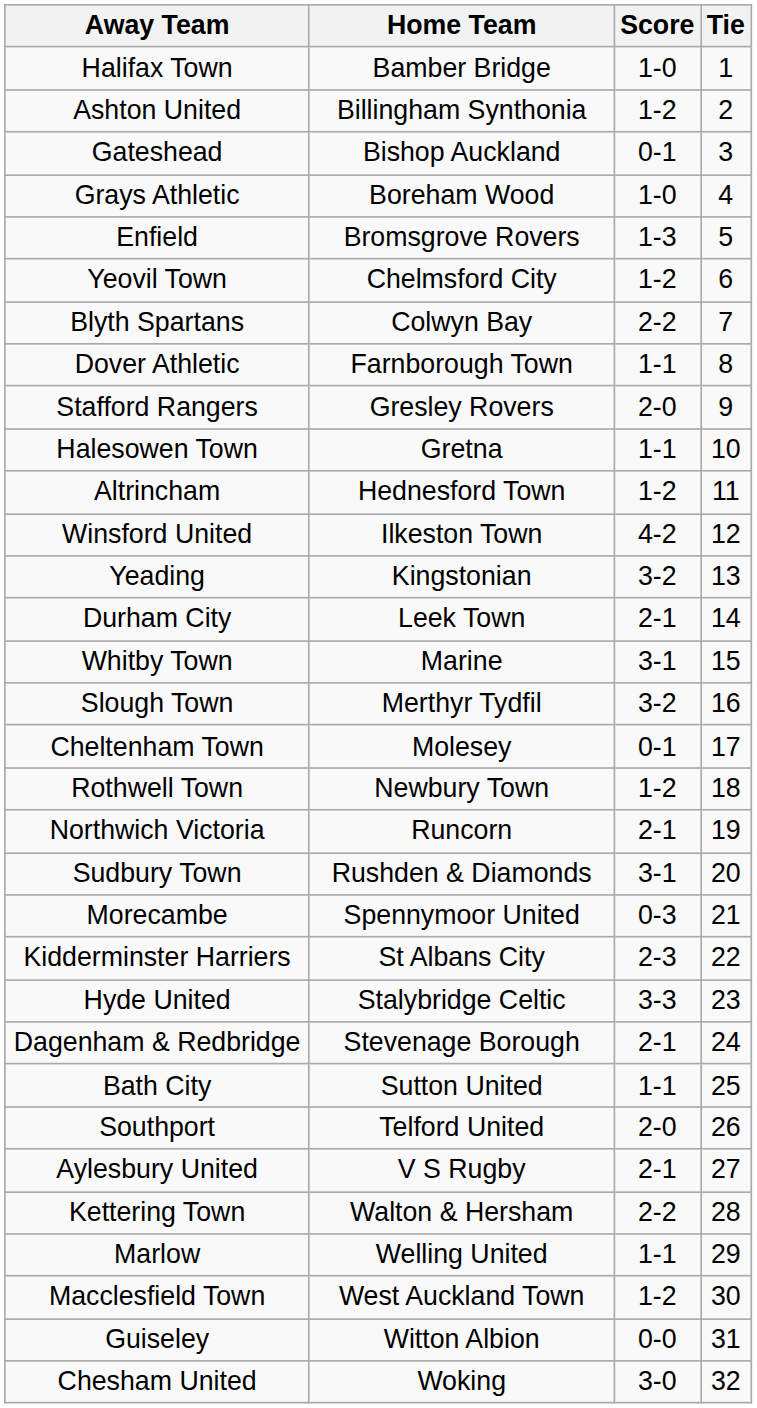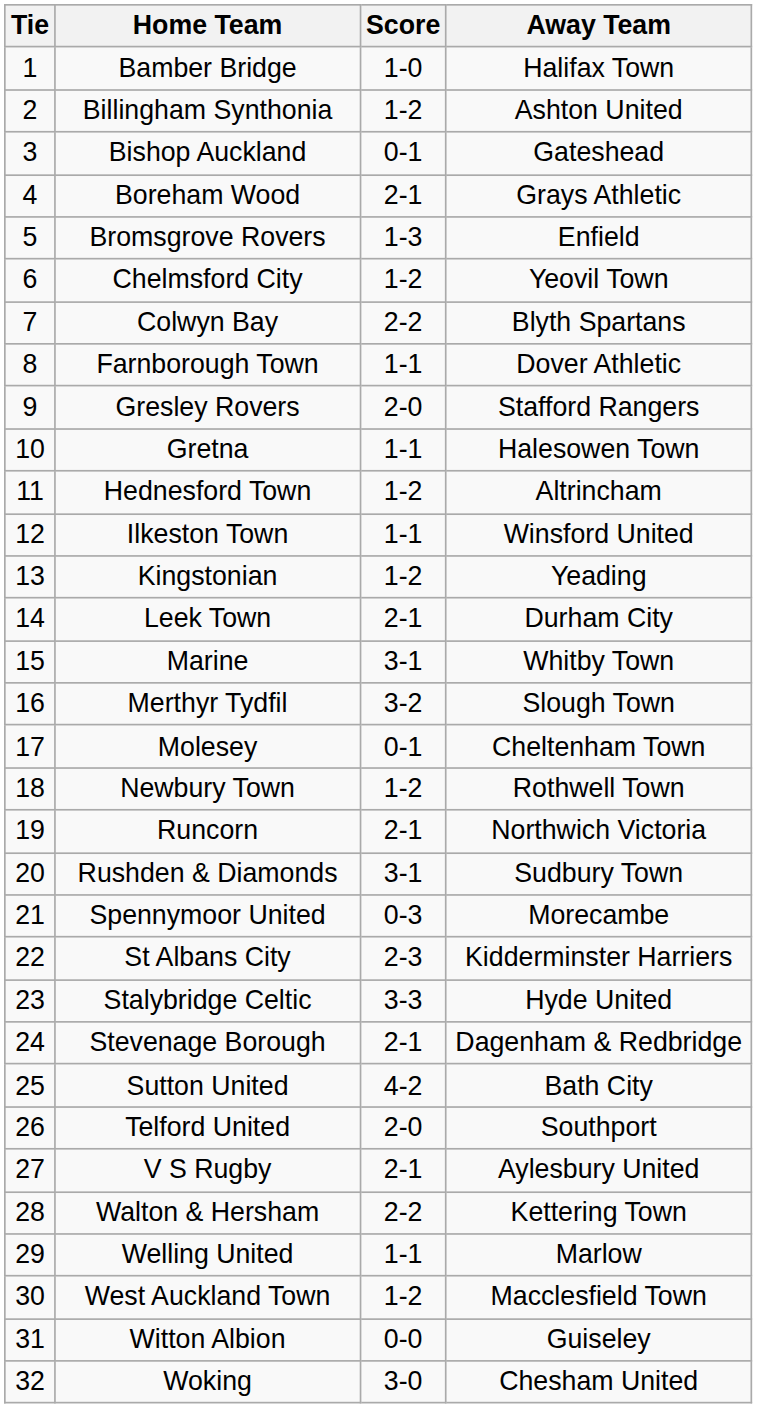columns swapped: (726, 25) <-> (157, 25)
(657, 195) 1-0 -> (403, 195) 2-1
(657, 534) 4-2 -> (403, 534) 1-1
(657, 576) 3-2 -> (403, 576) 1-2
(657, 1085) 1-1 -> (403, 1085) 4-2
